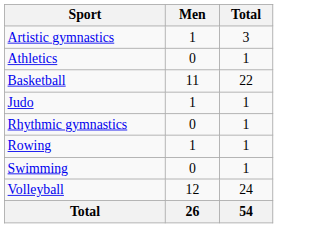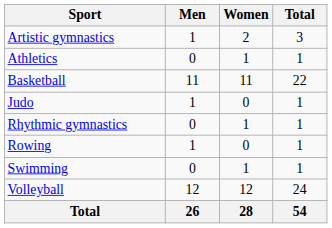+ column: (246, 15)
